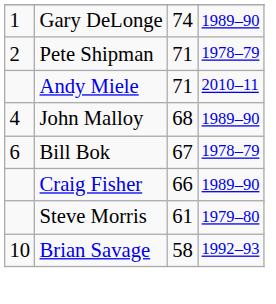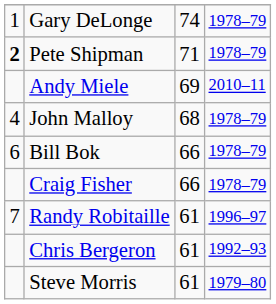(231, 20) 1989–90 -> (237, 20) 1978–79
(15, 53) normal -> (15, 53) bold
(183, 86) 71 -> (190, 86) 69
(231, 119) 1989–90 -> (237, 119) 1978–79
(183, 151) 67 -> (190, 151) 66
(231, 184) 1989–90 -> (237, 184) 1978–79
+ row: (99, 217)
+ row: (92, 250)
- row: (95, 250)
